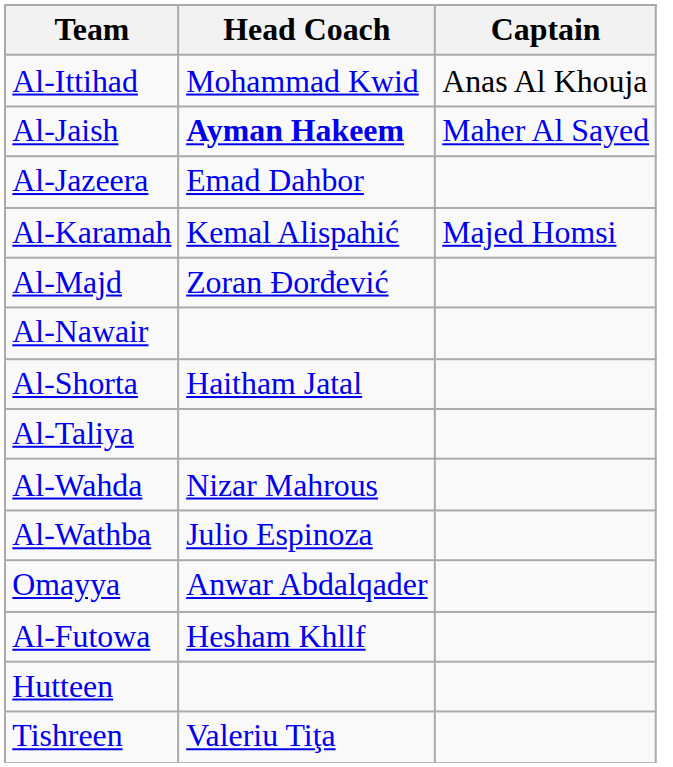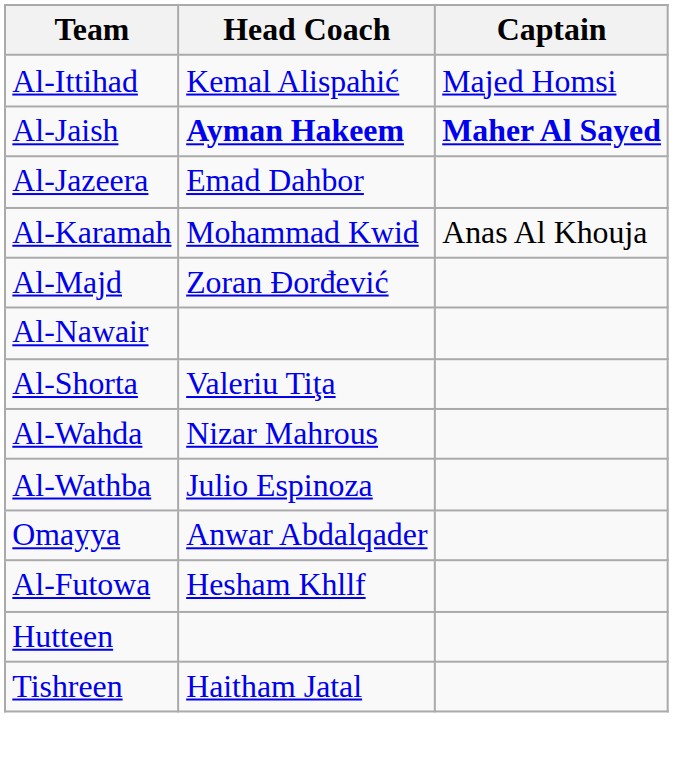(302, 80) Mohammad Kwid -> (293, 80) Kemal Alispahić
(545, 80) Anas Al Khouja -> (529, 80) Majed Homsi
(546, 130) normal -> (552, 130) bold
(293, 231) Kemal Alispahić -> (302, 231) Mohammad Kwid
(529, 231) Majed Homsi -> (545, 231) Anas Al Khouja
(274, 383) Haitham Jatal -> (261, 383) Valeriu Tiţa
- row: (73, 433)
(261, 736) Valeriu Tiţa -> (274, 686) Haitham Jatal
